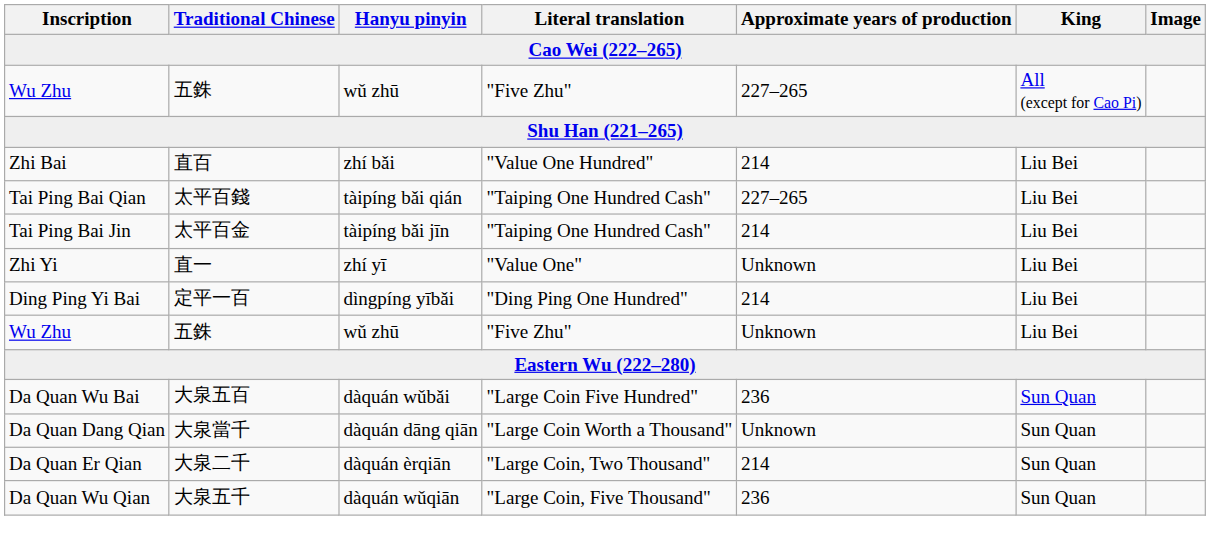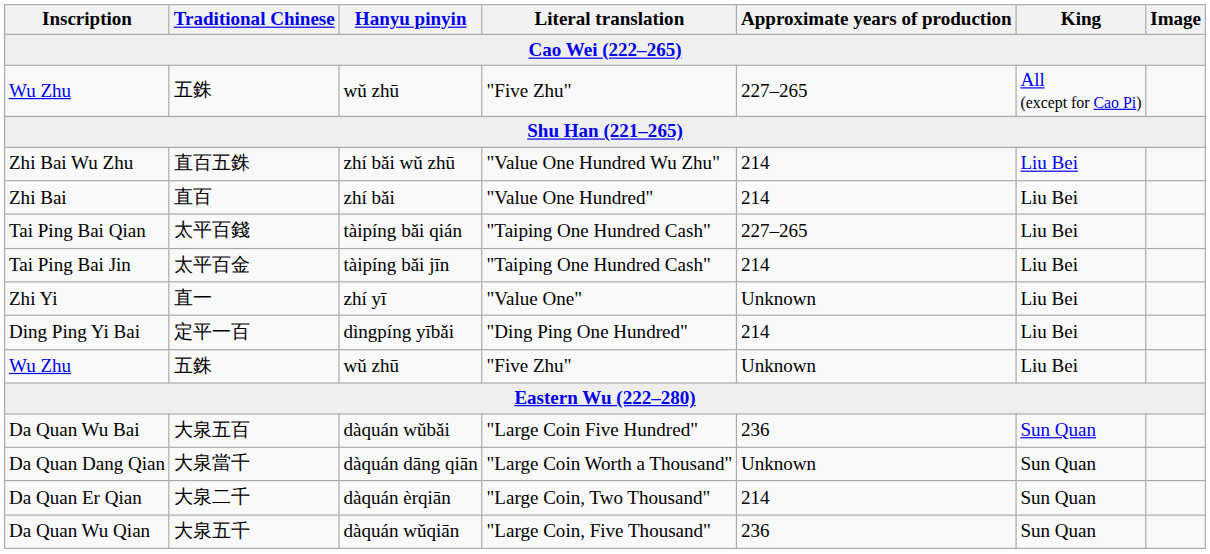+ row: (71, 163)
